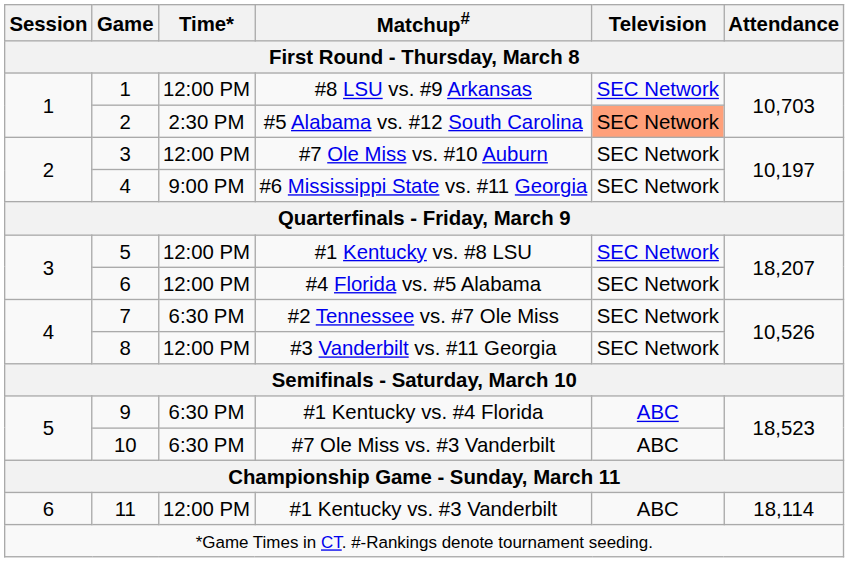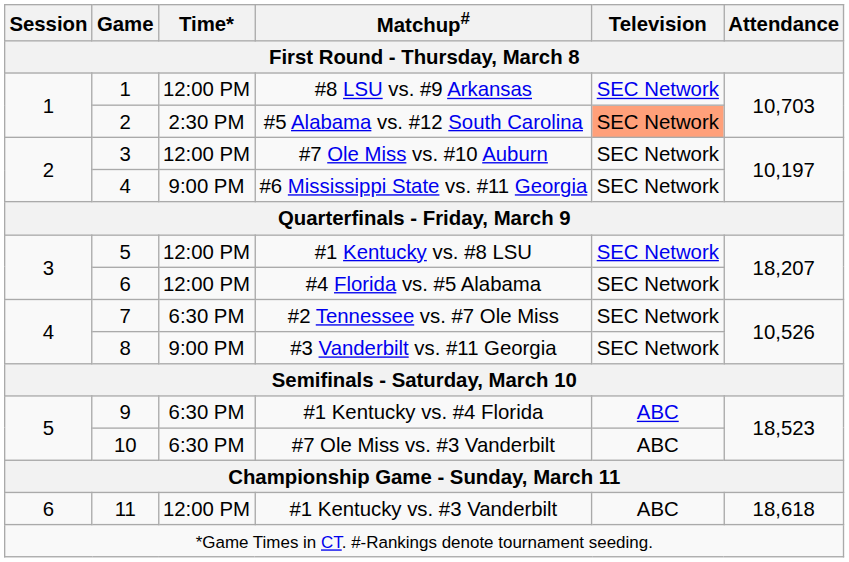(207, 348) 12:00 PM -> (207, 348) 9:00 PM
(784, 509) 18,114 -> (784, 509) 18,618
